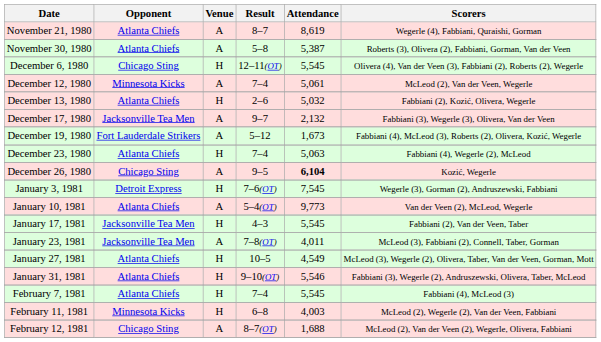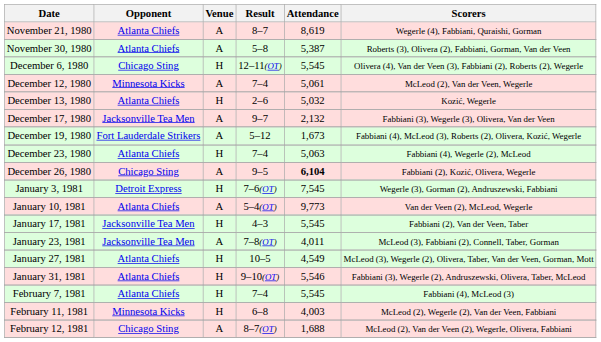(469, 102) Fabbiani (2), Kozić, Olivera, Wegerle -> (469, 102) Kozić, Wegerle
(469, 172) Kozić, Wegerle -> (469, 172) Fabbiani (2), Kozić, Olivera, Wegerle
